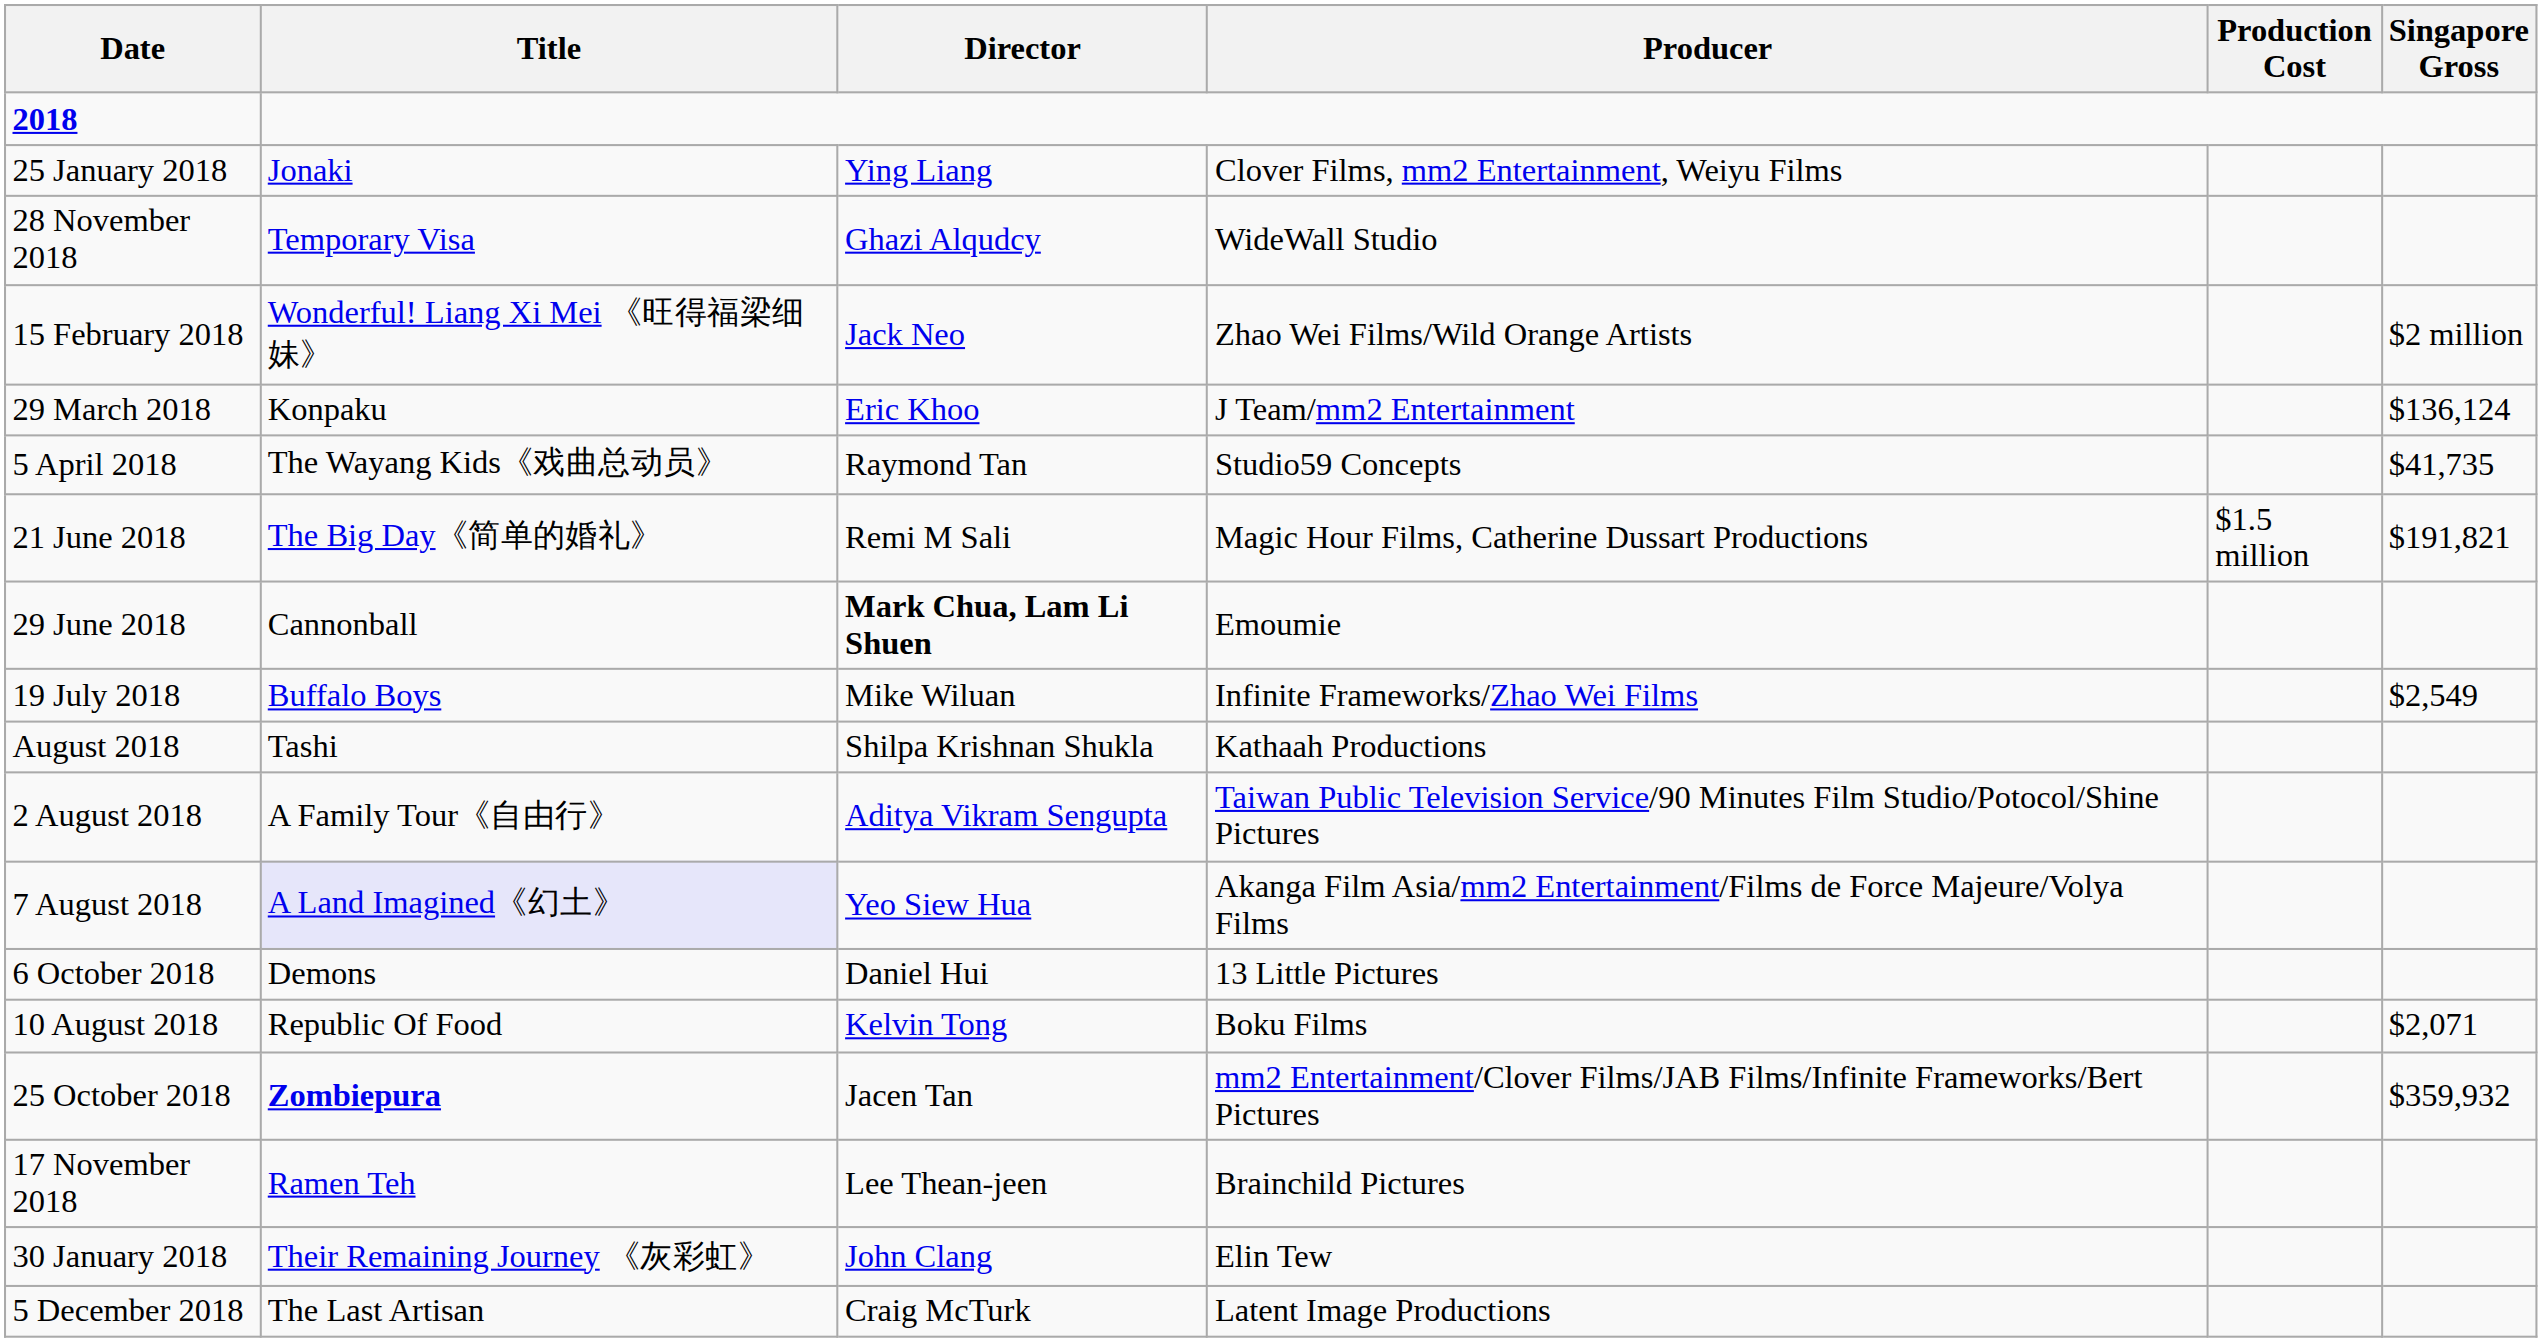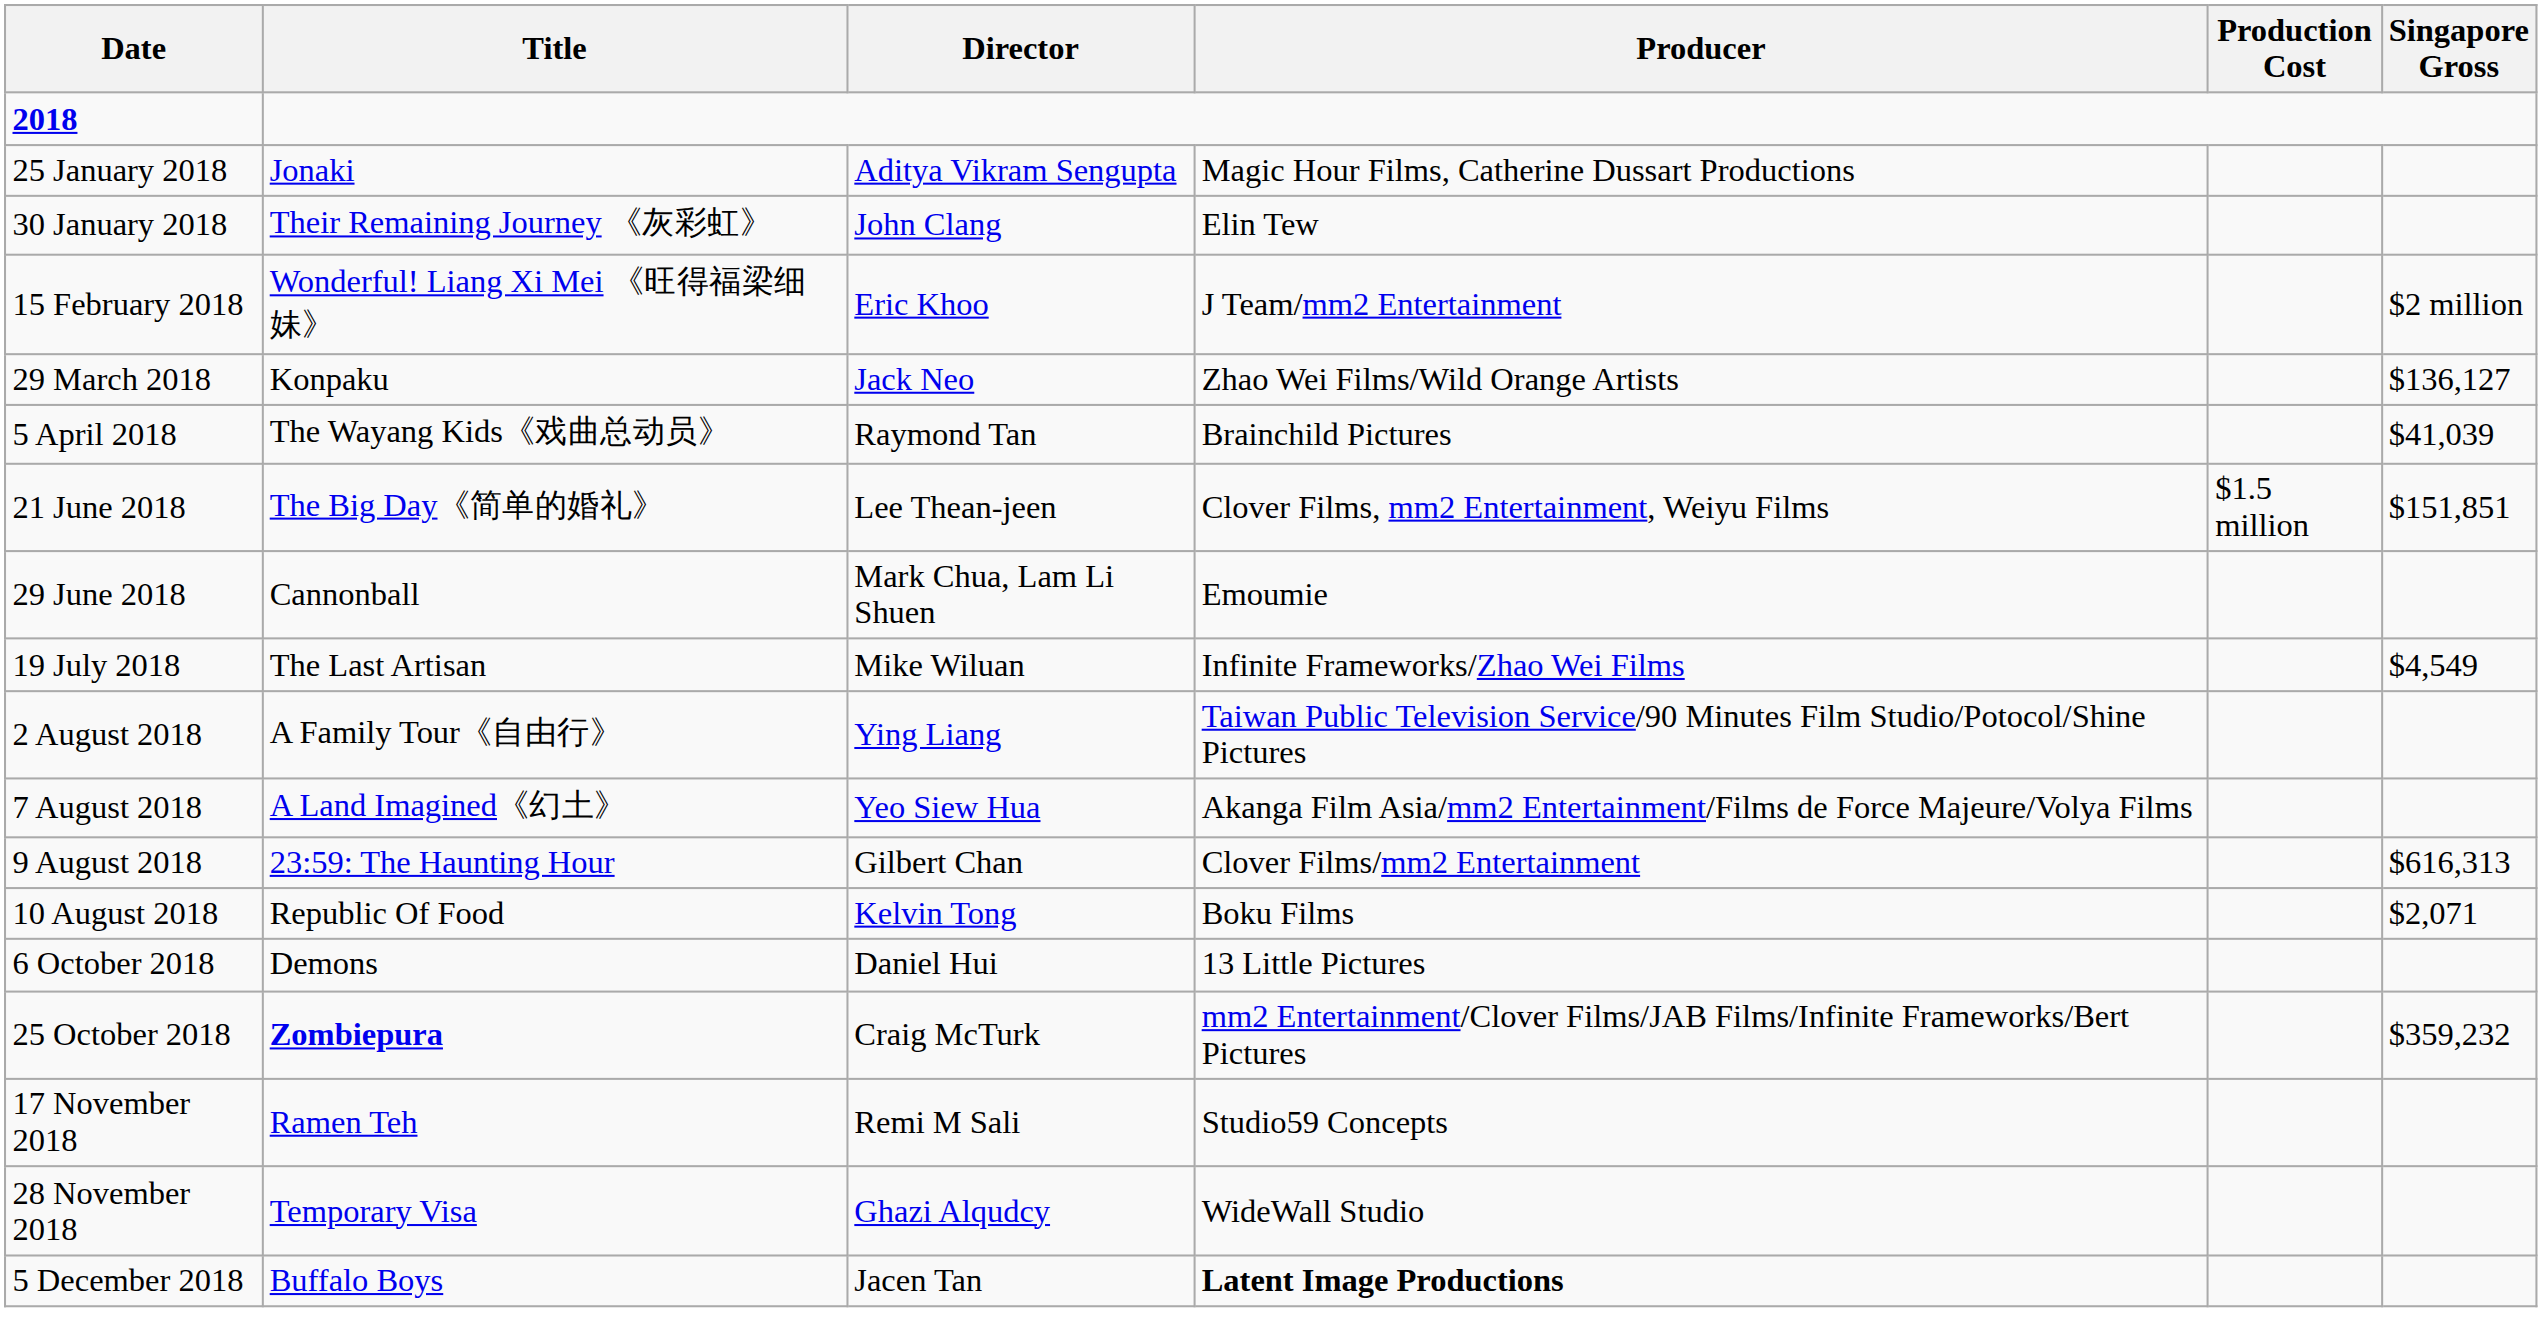(919, 169) Ying Liang -> (1015, 169) Aditya Vikram Sengupta
(1529, 169) Clover Films, mm2 Entertainment, Weiyu Films -> (1528, 169) Magic Hour Films, Catherine Dussart Productions
rows swapped: (120, 1256) <-> (101, 239)
(905, 333) Jack Neo -> (922, 303) Eric Khoo
(1454, 333) Zhao Wei Films/Wild Orange Artists -> (1382, 303) J Team/mm2 Entertainment
(912, 409) Eric Khoo -> (914, 379) Jack Neo
(1395, 409) J Team/mm2 Entertainment -> (1440, 379) Zhao Wei Films/Wild Orange Artists
(2450, 409) $136,124 -> (2450, 379) $136,127
(1338, 464) Studio59 Concepts -> (1327, 433) Brainchild Pictures
(2441, 464) $41,735 -> (2441, 433) $41,039
(928, 536) Remi M Sali -> (955, 506) Lee Thean-jeen
(1542, 536) Magic Hour Films, Catherine Dussart Productions -> (1515, 506) Clover Films, mm2 Entertainment, Weiyu Films
(2450, 536) $191,821 -> (2450, 506) $151,851
(987, 625) bold -> (984, 594) normal
(355, 694) Buffalo Boys -> (378, 664) The Last Artisan
(2433, 694) $2,549 -> (2433, 664) $4,549
- row: (96, 746)
(1006, 816) Aditya Vikram Sengupta -> (928, 734) Ying Liang
(446, 903) lavender background -> (448, 805) no background
+ row: (107, 861)
rows swapped: (115, 1025) <-> (114, 973)
(909, 1095) Jacen Tan -> (947, 1034) Craig McTurk
(2450, 1095) $359,932 -> (2450, 1034) $359,232
(946, 1183) Lee Thean-jeen -> (937, 1122) Remi M Sali
(1340, 1183) Brainchild Pictures -> (1325, 1122) Studio59 Concepts
(376, 1310) The Last Artisan -> (356, 1280) Buffalo Boys
(938, 1310) Craig McTurk -> (918, 1280) Jacen Tan
(1383, 1310) normal -> (1383, 1280) bold
